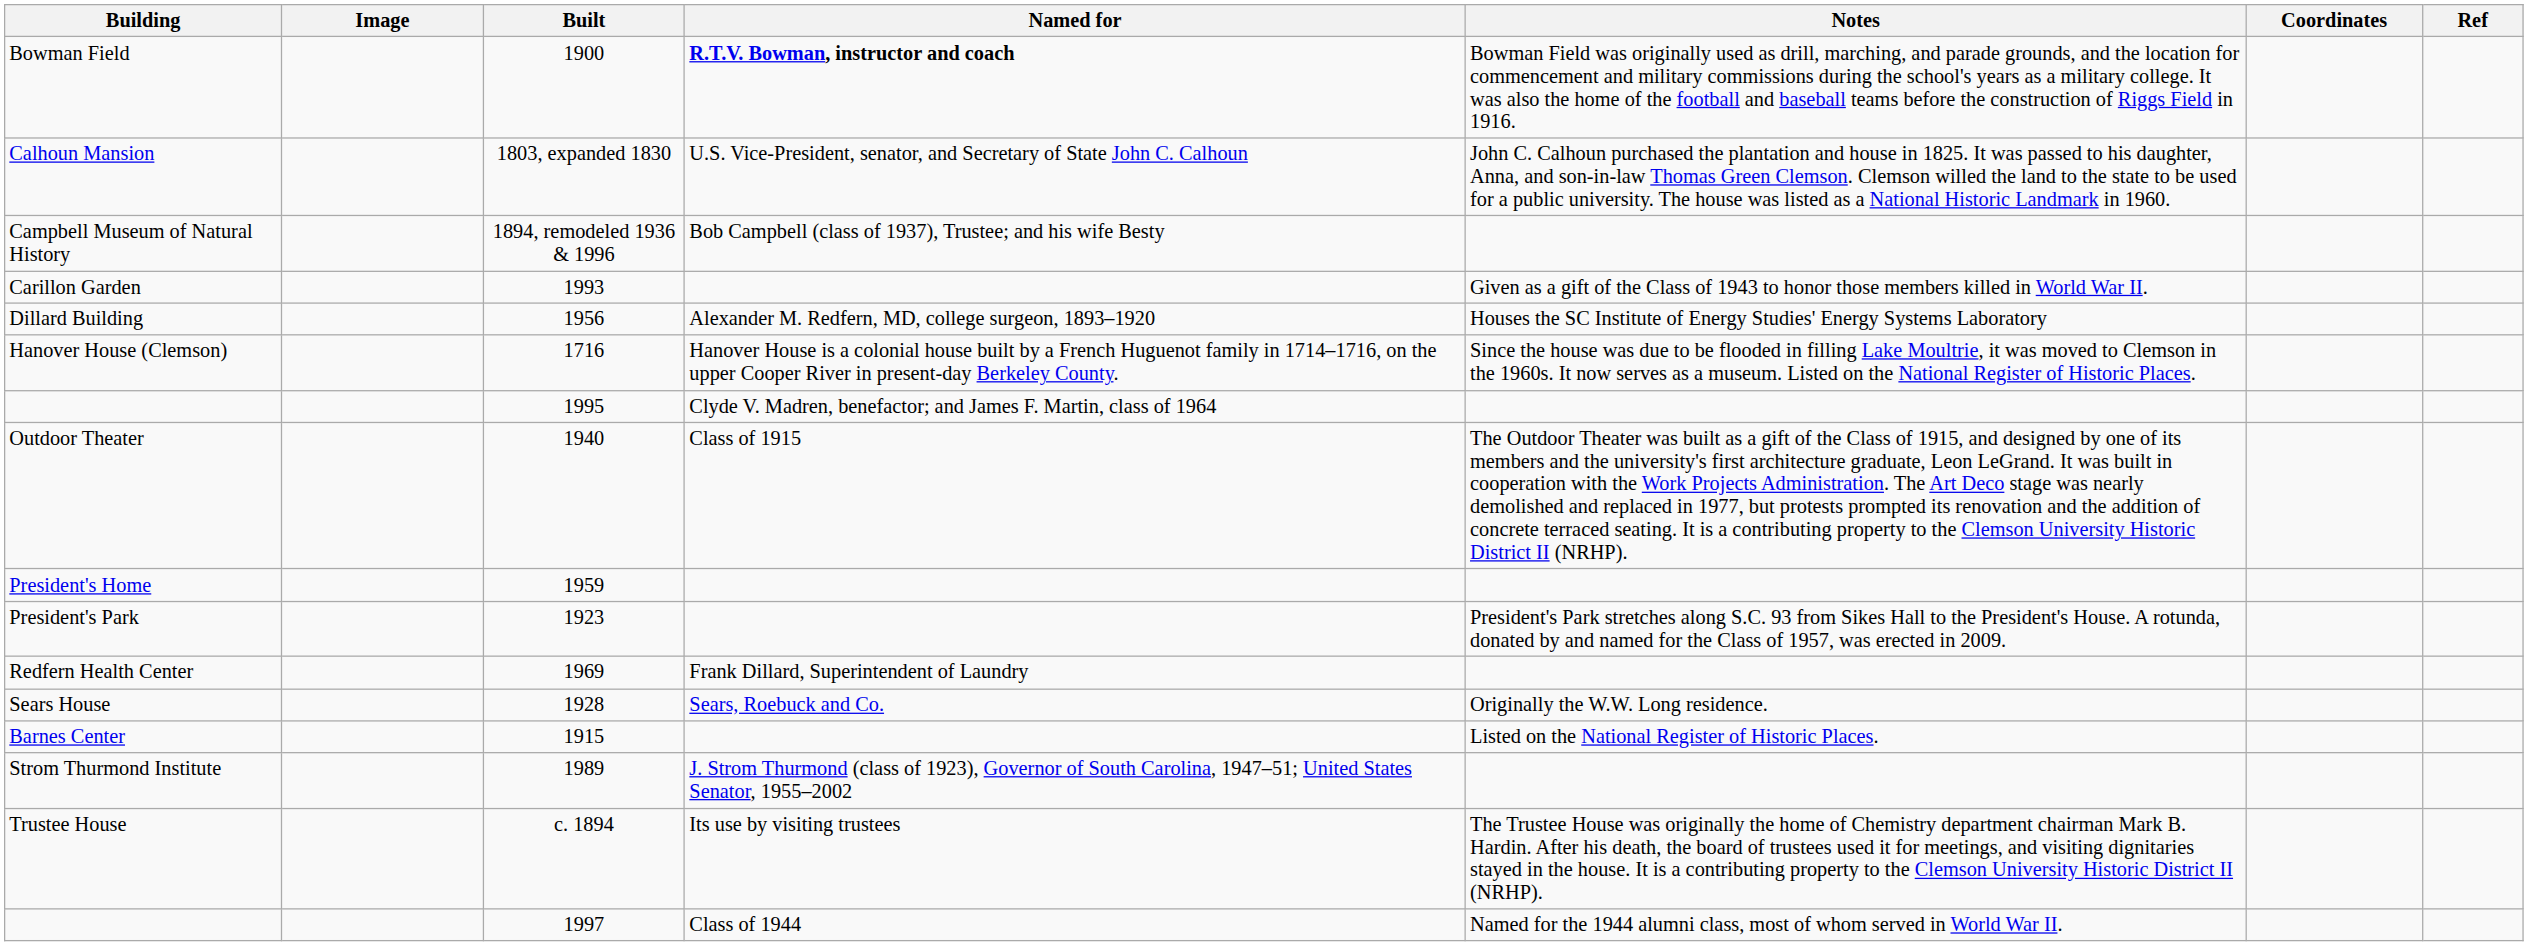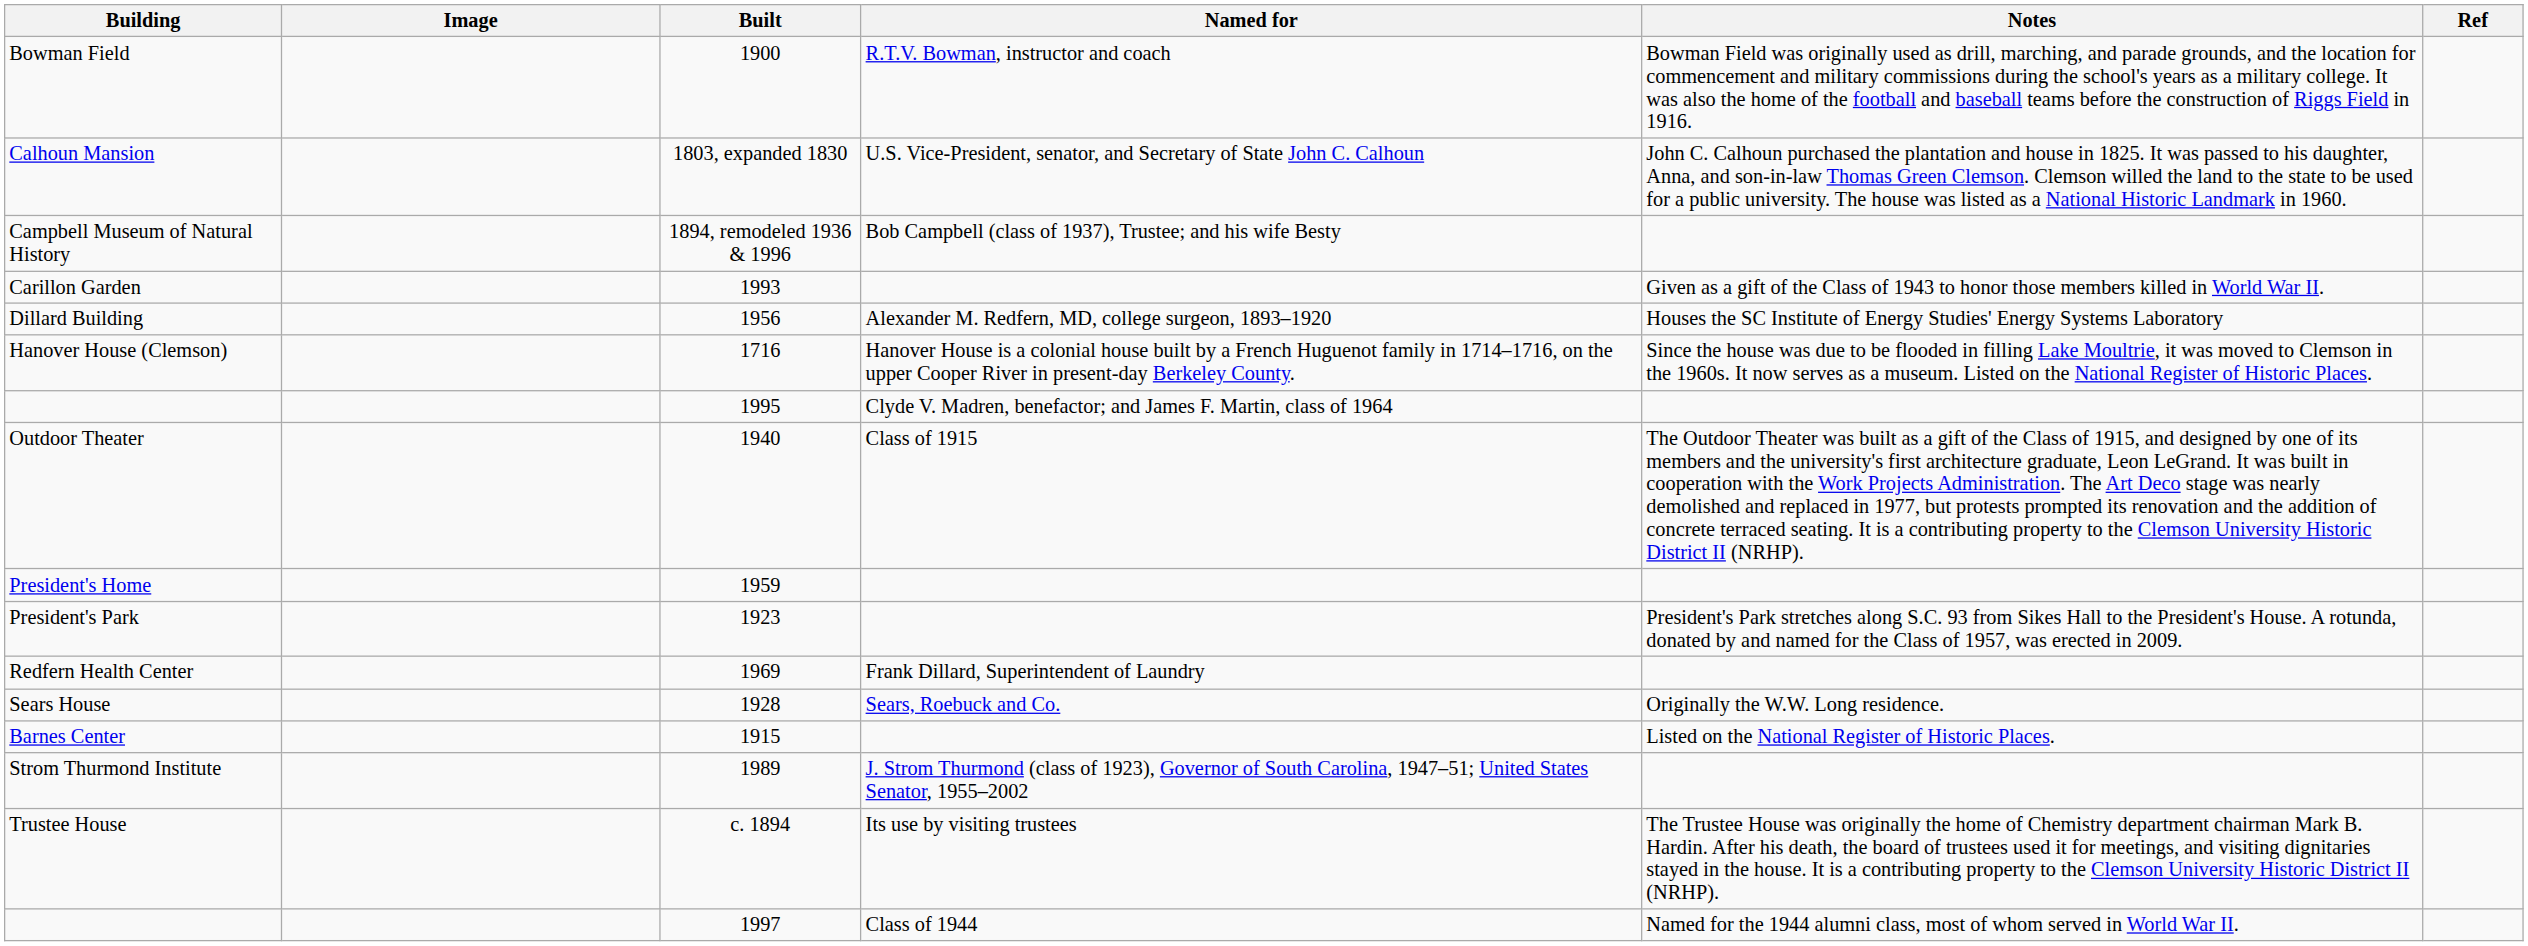- column: (2334, 20)
(852, 52) bold -> (1018, 52) normal
